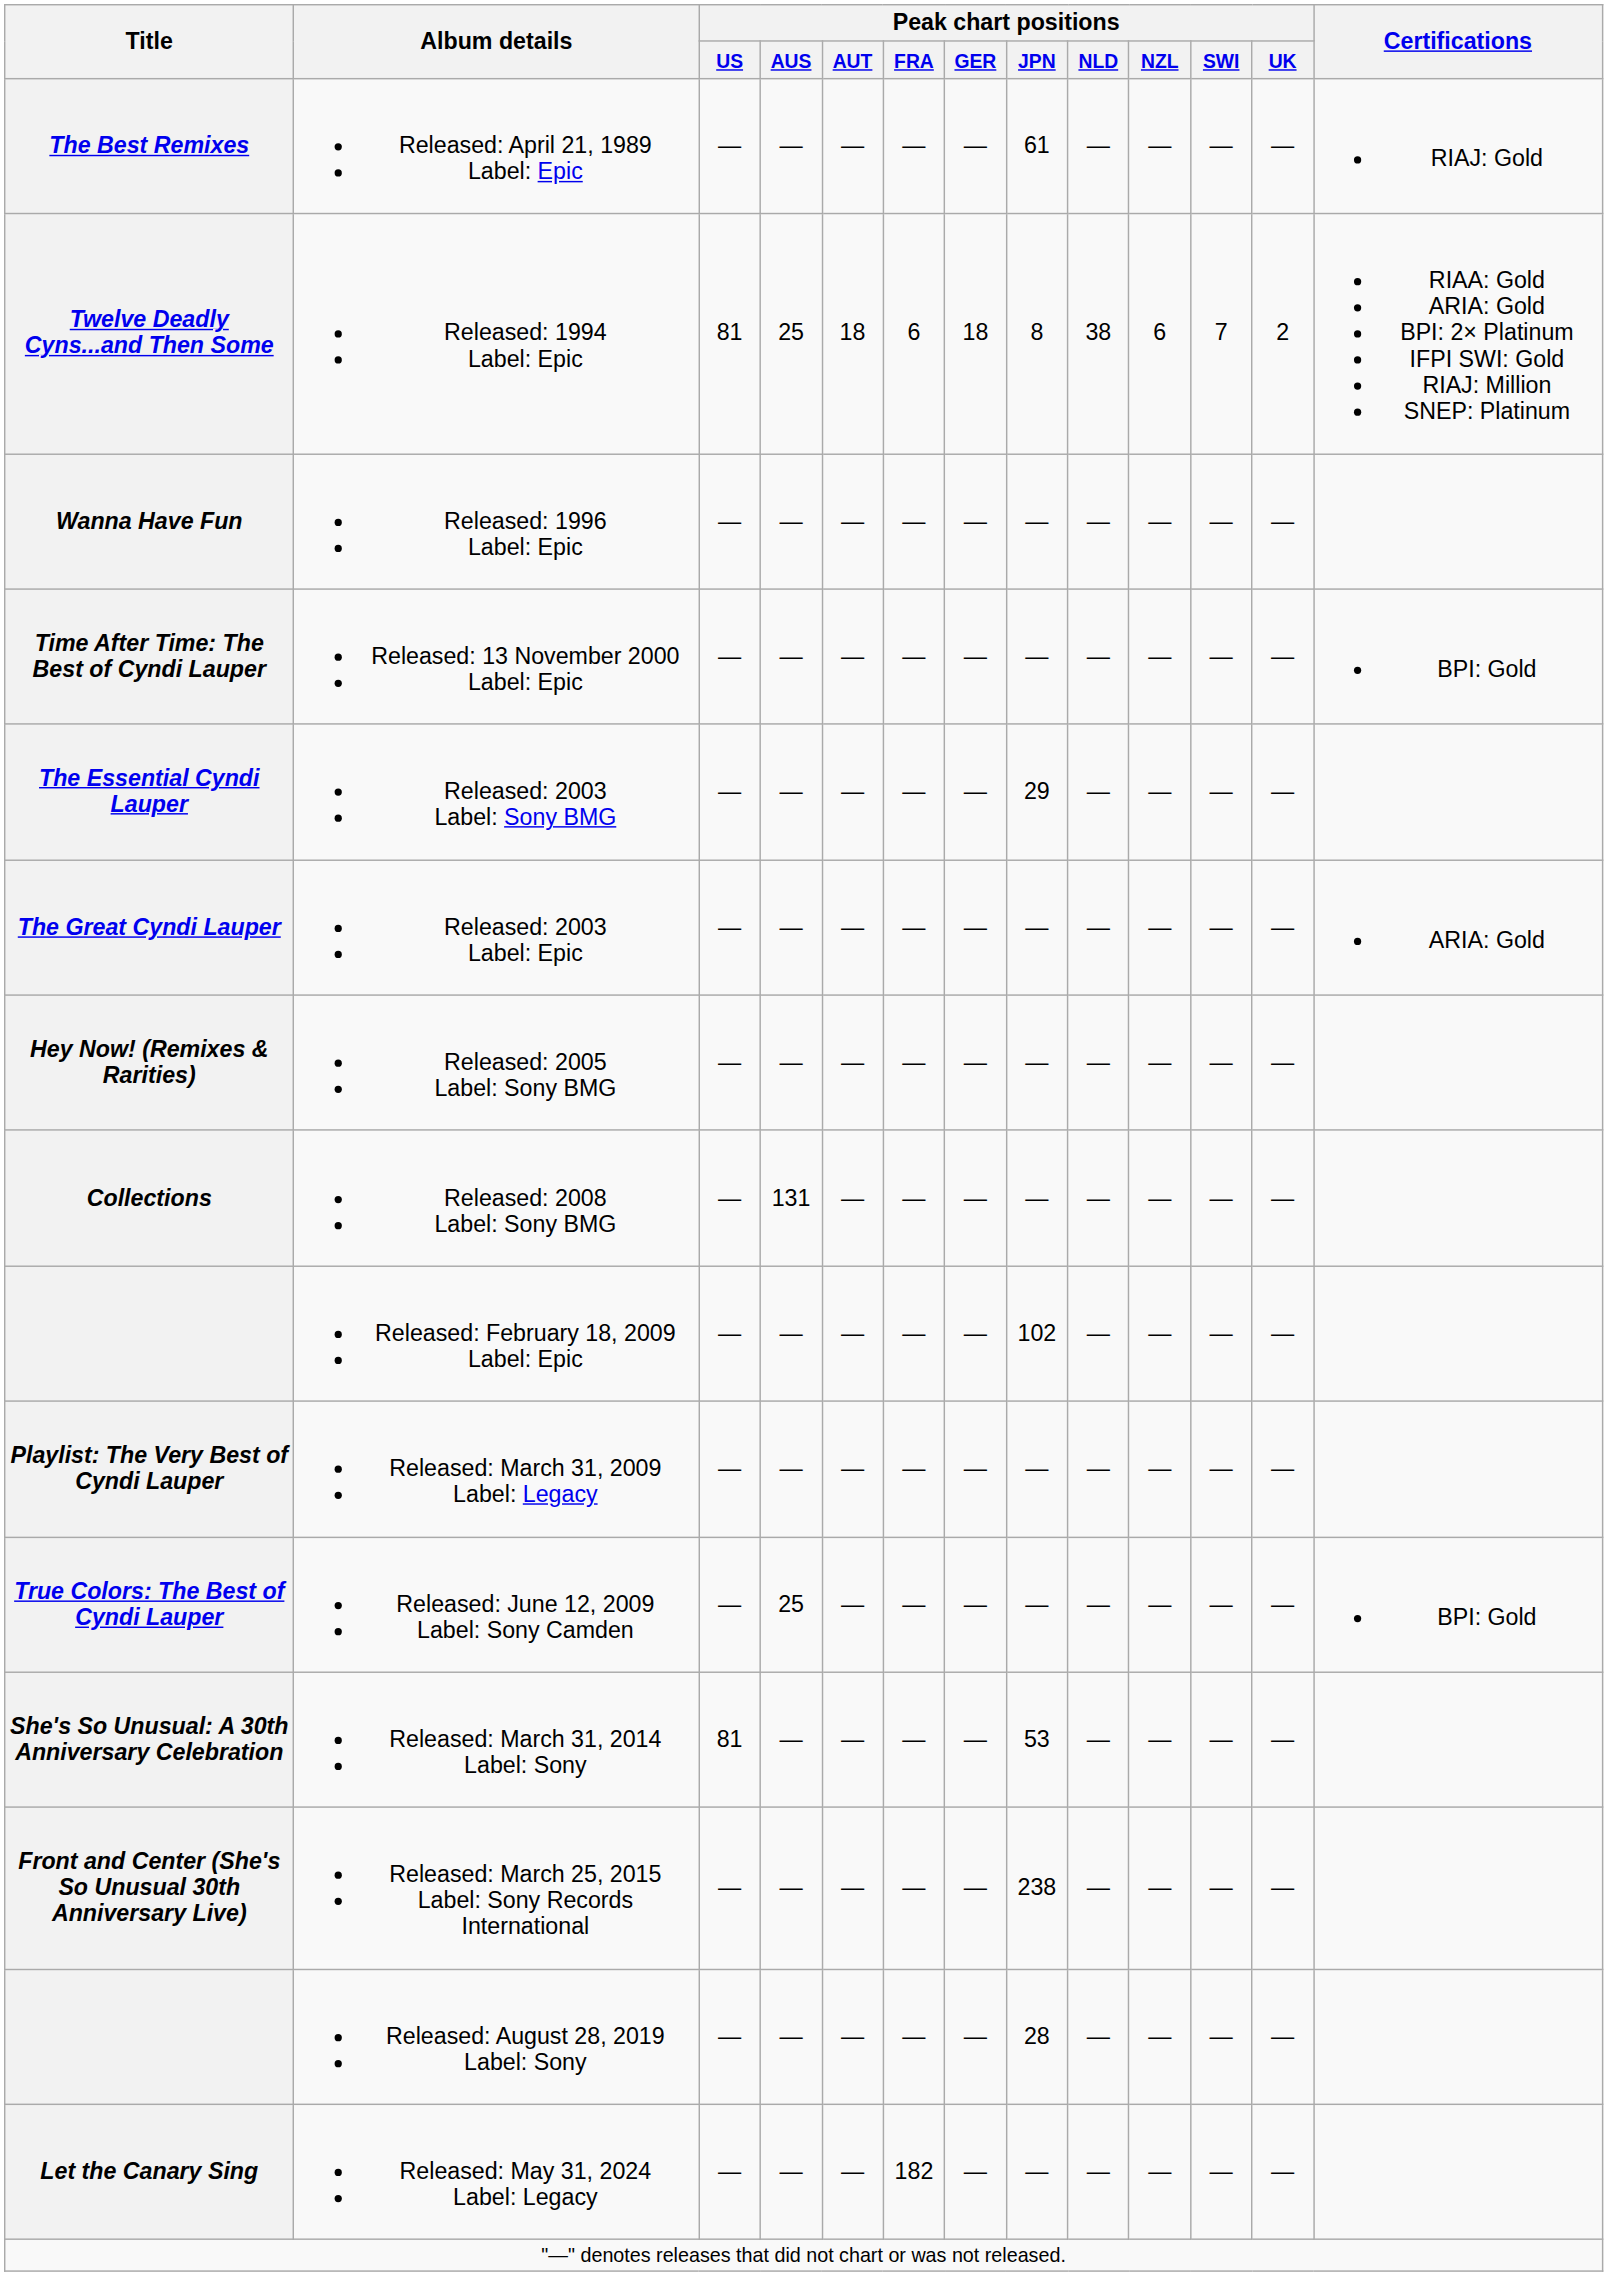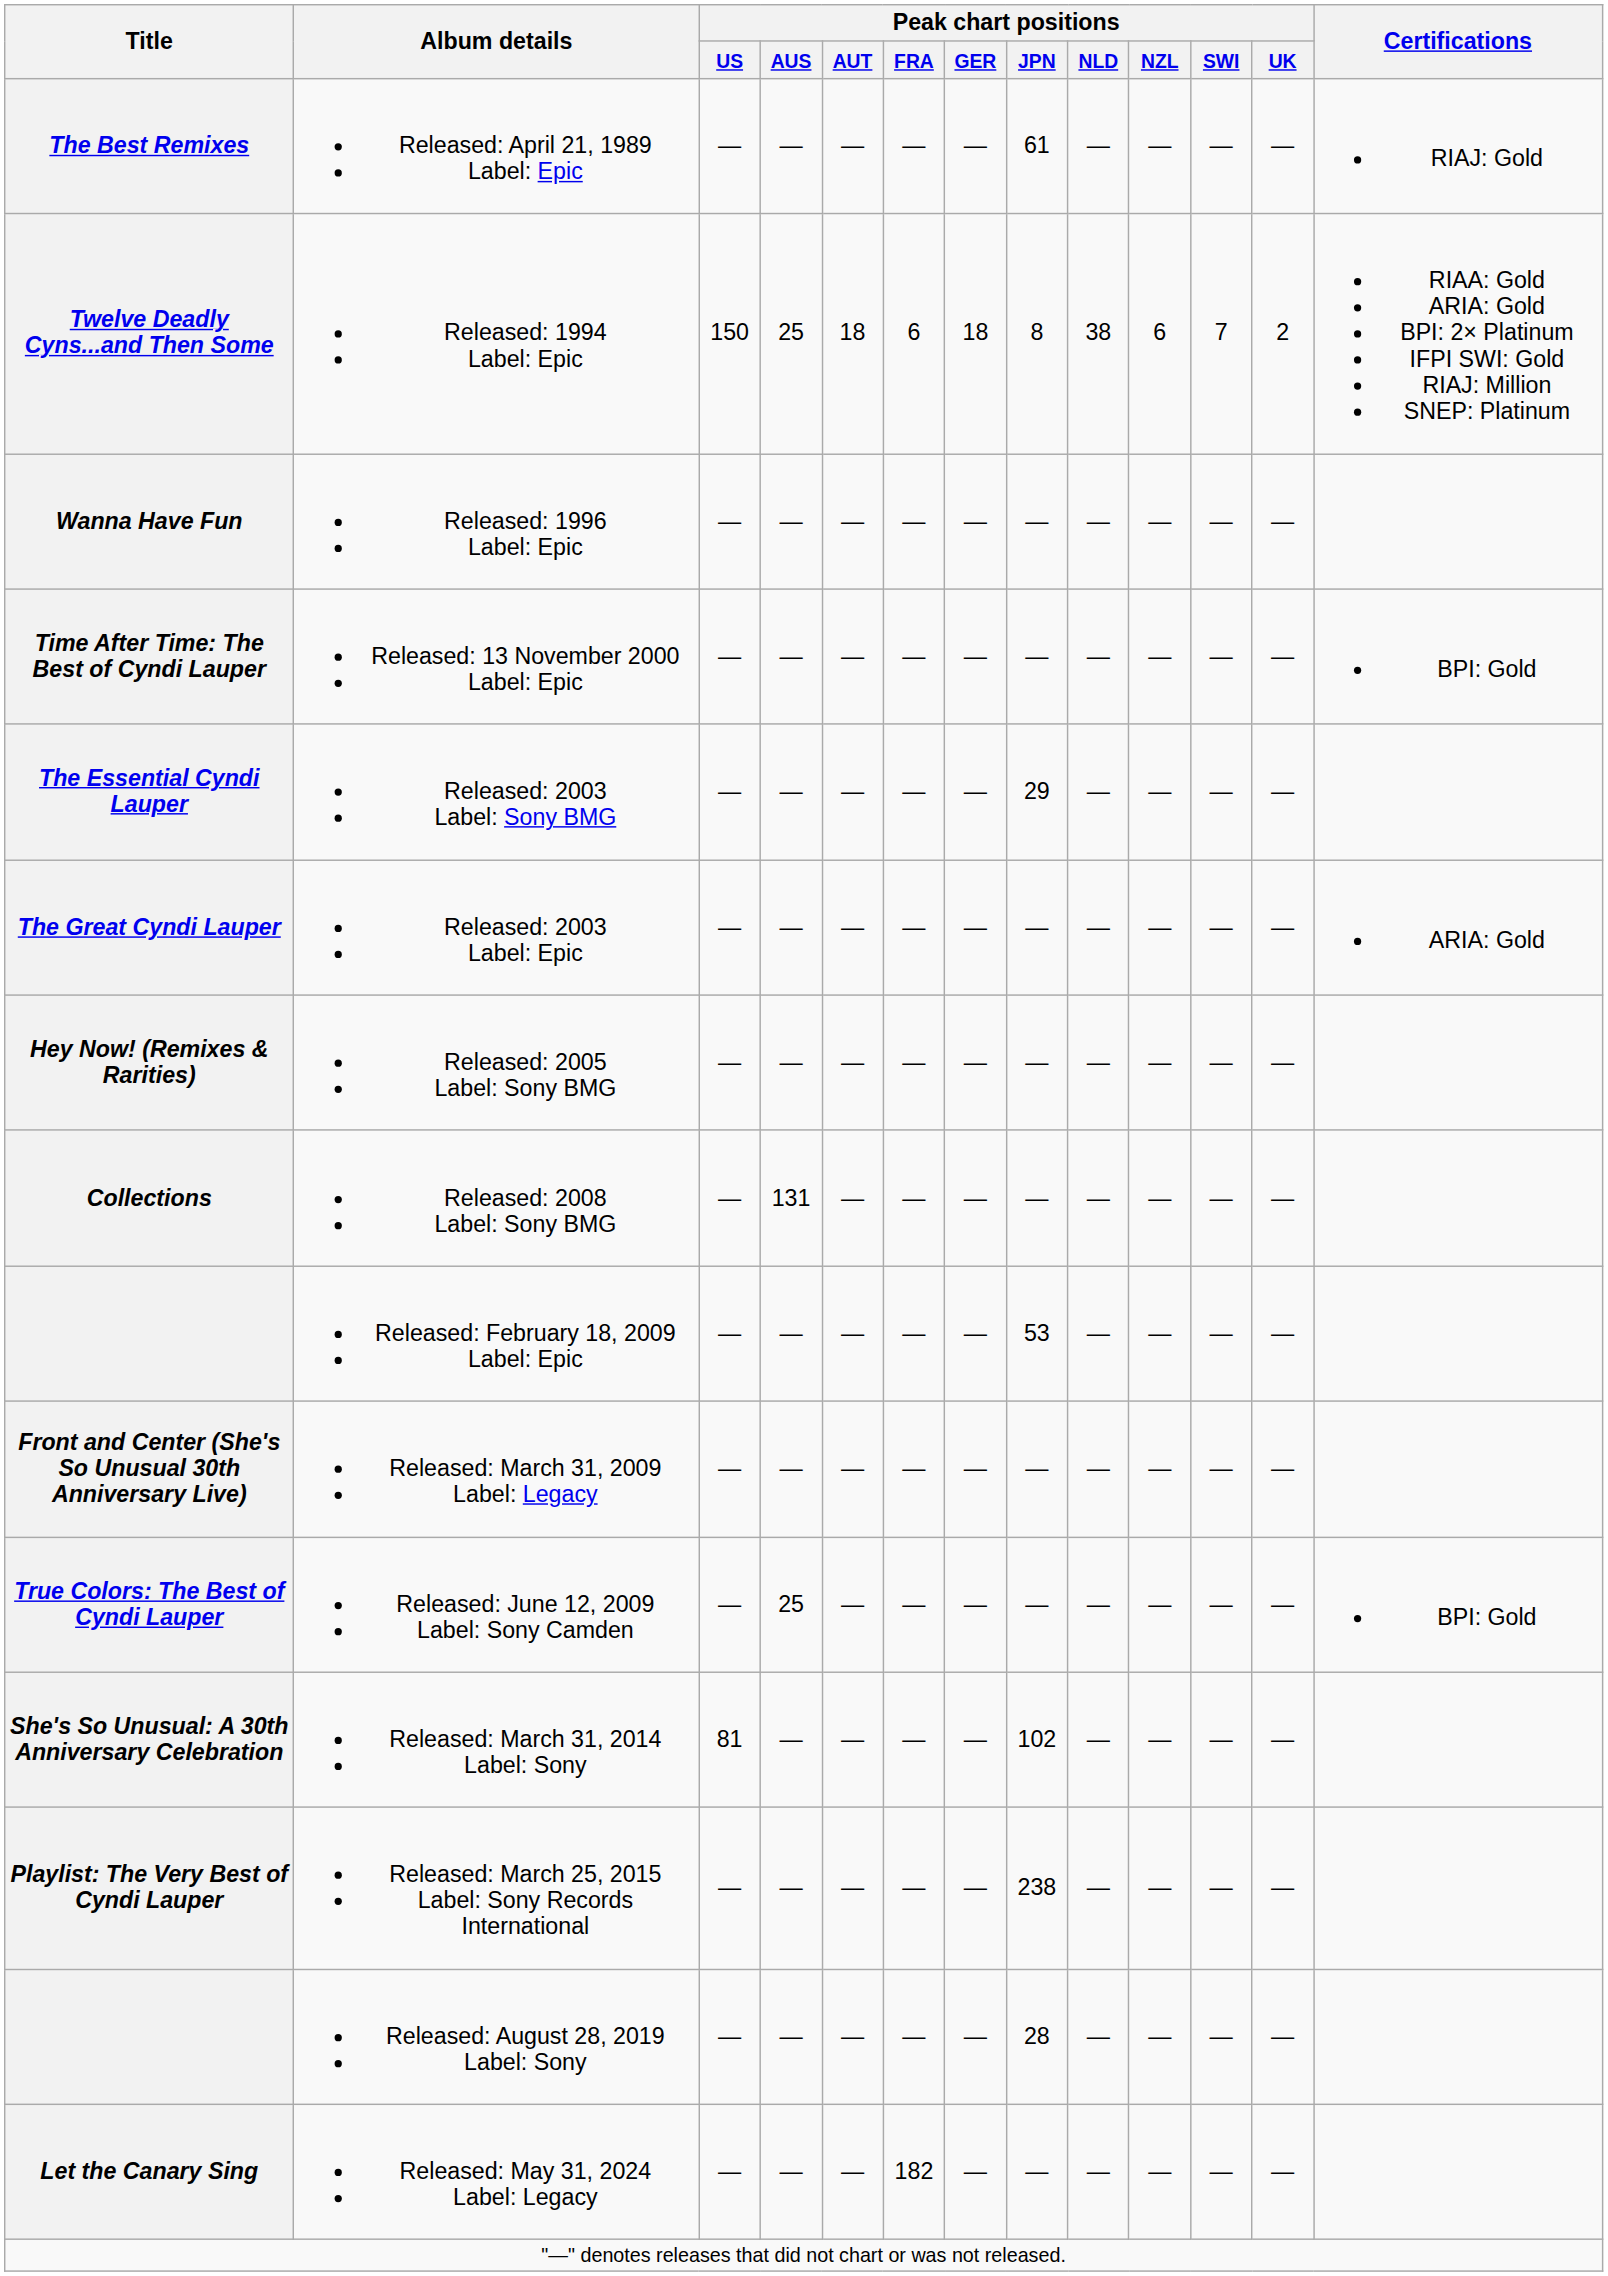(730, 333) 81 -> (730, 333) 150
(1037, 1333) 102 -> (1037, 1333) 53
(149, 1468) Playlist: The Very Best of Cyndi Lauper -> (149, 1468) Front and Center (She's So Unusual 30th Anniversary Live)
(1037, 1739) 53 -> (1037, 1739) 102
(149, 1887) Front and Center (She's So Unusual 30th Anniversary Live) -> (149, 1887) Playlist: The Very Best of Cyndi Lauper
